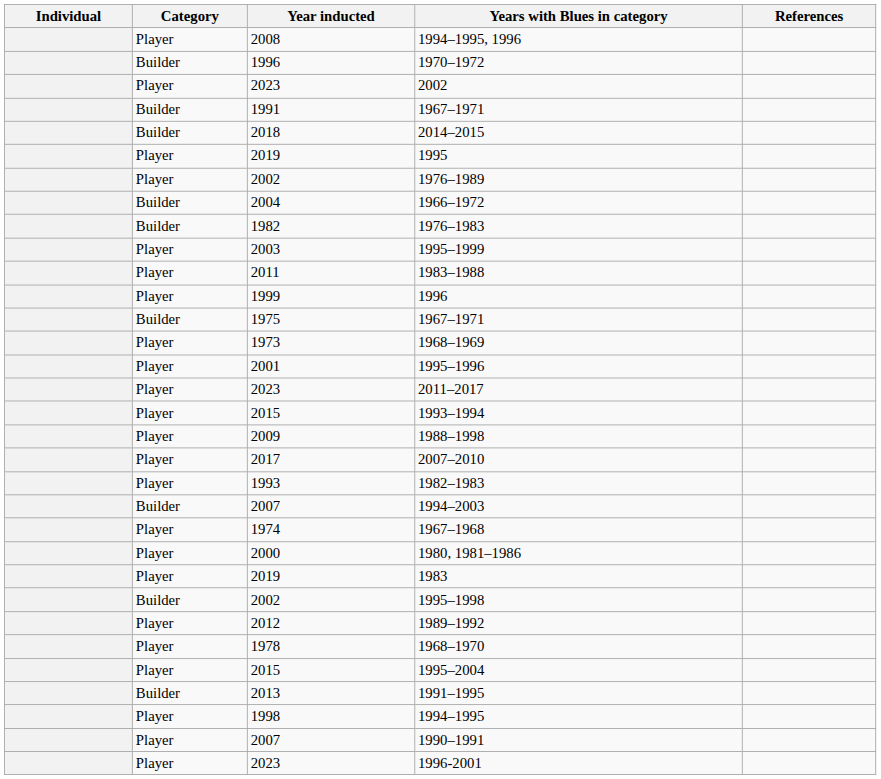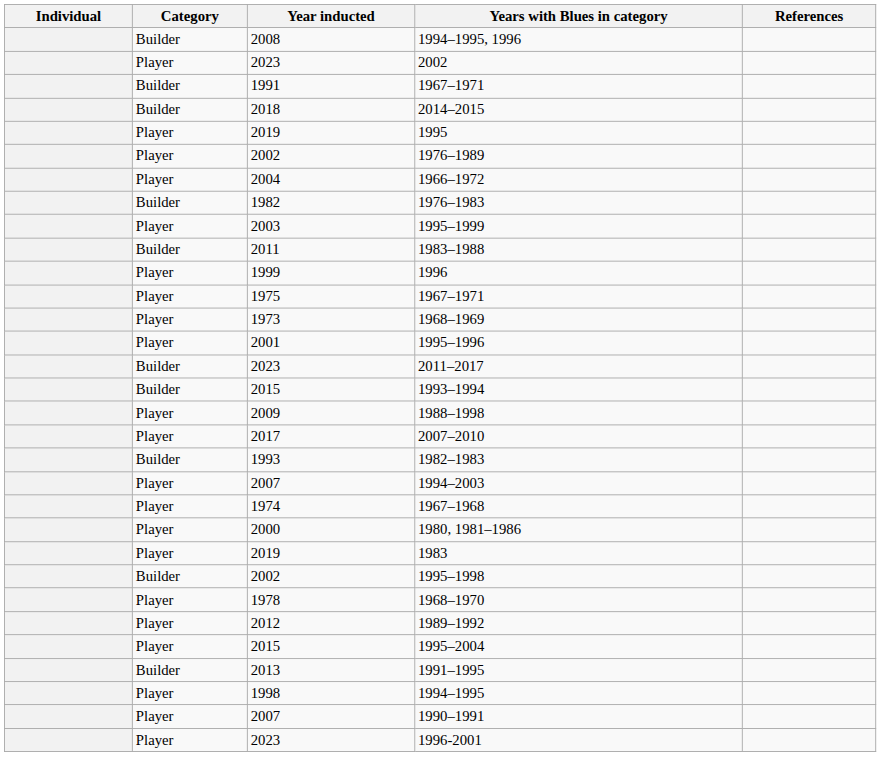(155, 39) Player -> (158, 39) Builder
- row: (265, 62)
(158, 202) Builder -> (155, 179) Player
(155, 272) Player -> (158, 249) Builder
(158, 319) Builder -> (155, 296) Player
(155, 389) Player -> (158, 366) Builder
(155, 413) Player -> (158, 389) Builder
(155, 483) Player -> (158, 459) Builder
(158, 506) Builder -> (155, 483) Player
rows swapped: (265, 623) <-> (265, 646)
